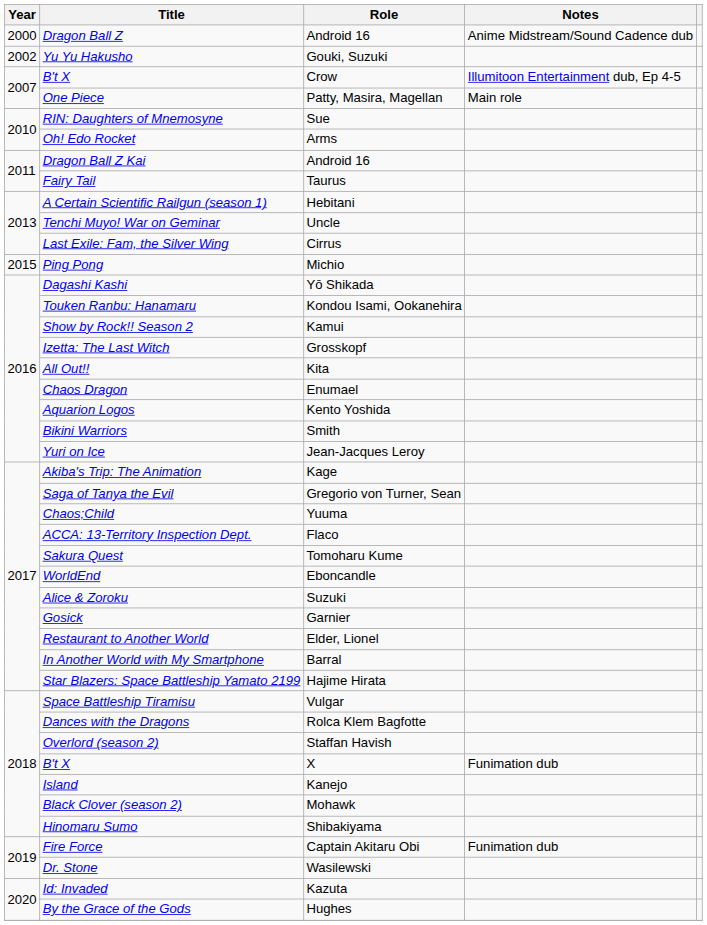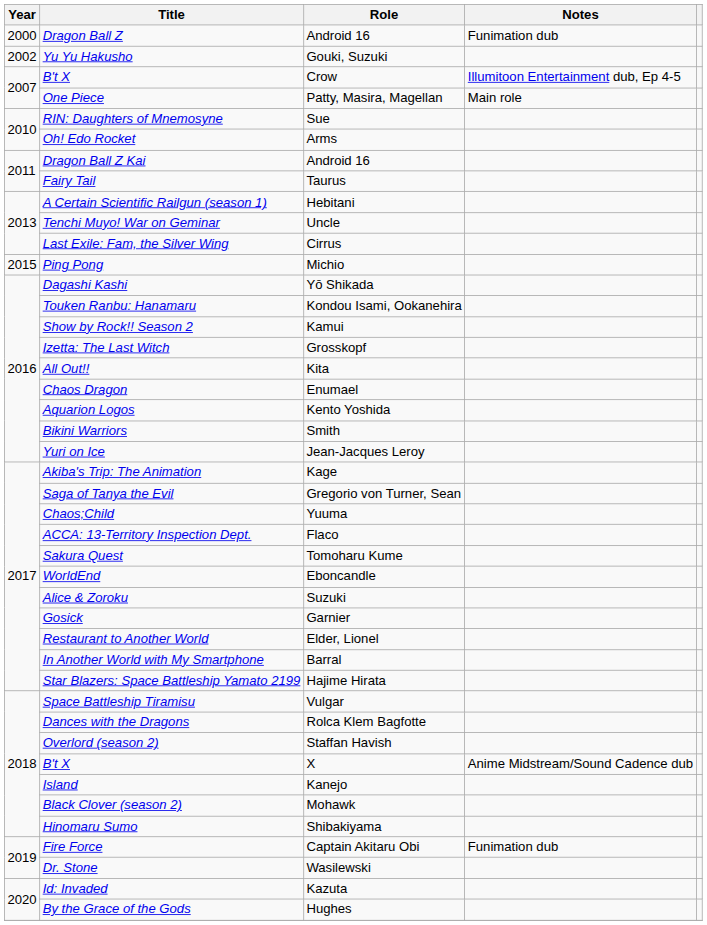(580, 35) Anime Midstream/Sound Cadence dub -> (513, 35) Funimation dub
(513, 763) Funimation dub -> (580, 763) Anime Midstream/Sound Cadence dub
